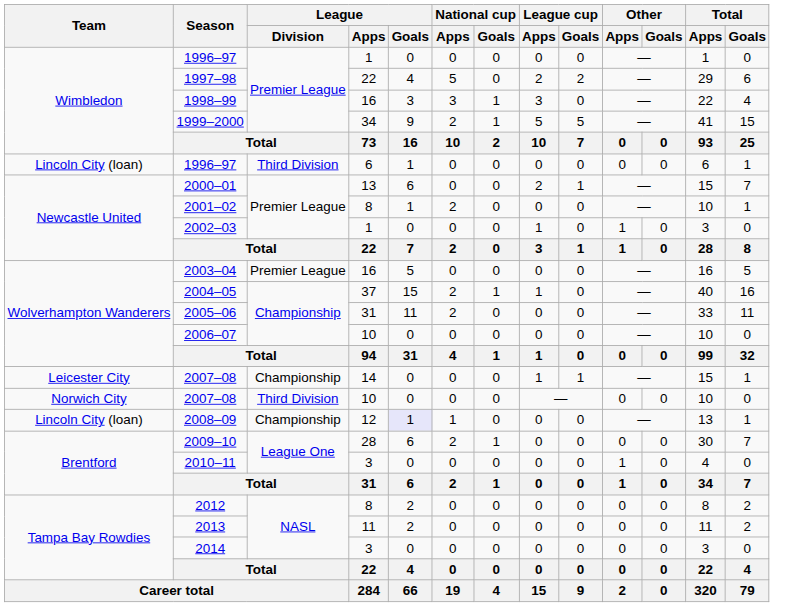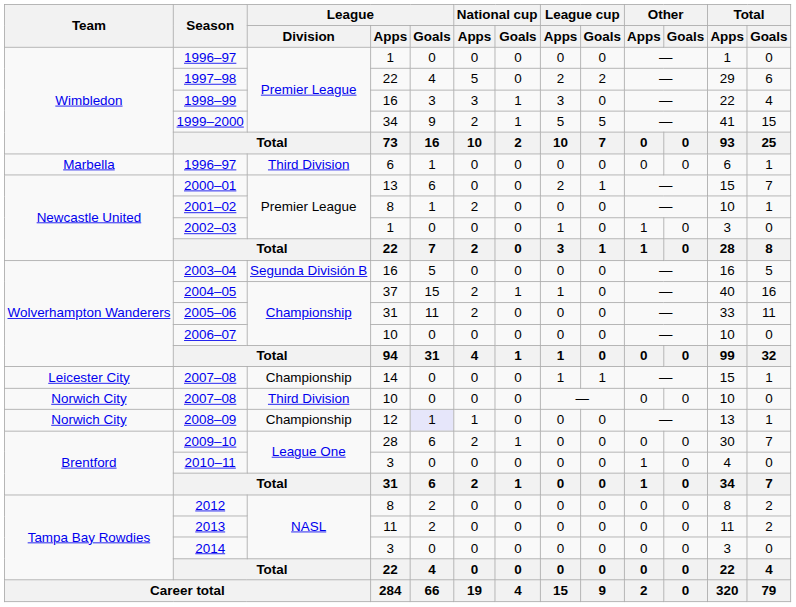(89, 164) Lincoln City (loan) -> (89, 164) Marbella
(298, 270) Premier League -> (309, 270) Segunda División B
(89, 420) Lincoln City (loan) -> (89, 420) Norwich City
